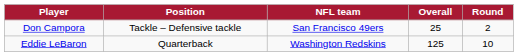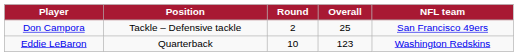columns swapped: (488, 12) <-> (338, 12)
(435, 43) 125 -> (345, 43) 123
